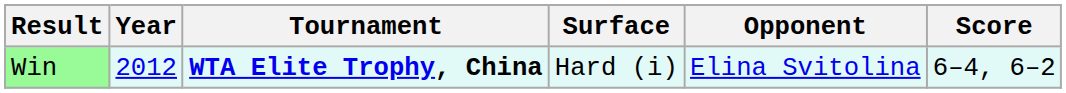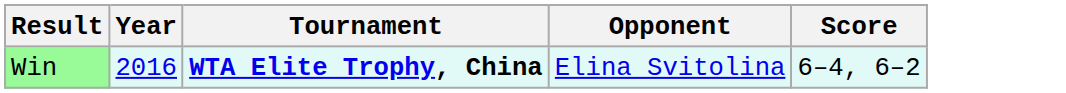- column: (616, 26)
(146, 68) 2012 -> (146, 68) 2016
